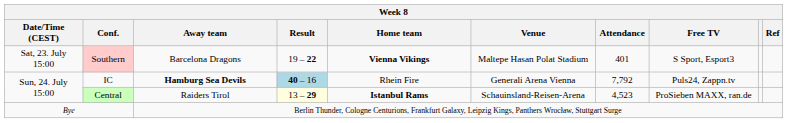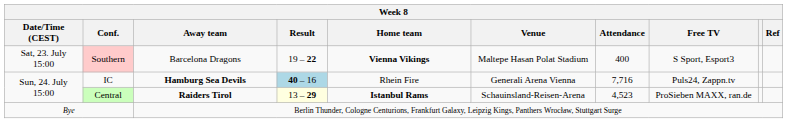(622, 59) 401 -> (622, 59) 400
(622, 80) 7,792 -> (622, 80) 7,716
(205, 95) normal -> (205, 95) bold
